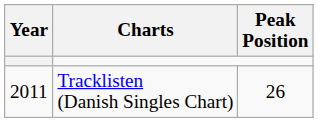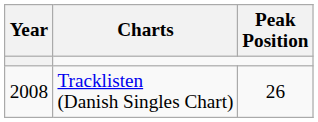(29, 91) 2011 -> (29, 91) 2008
